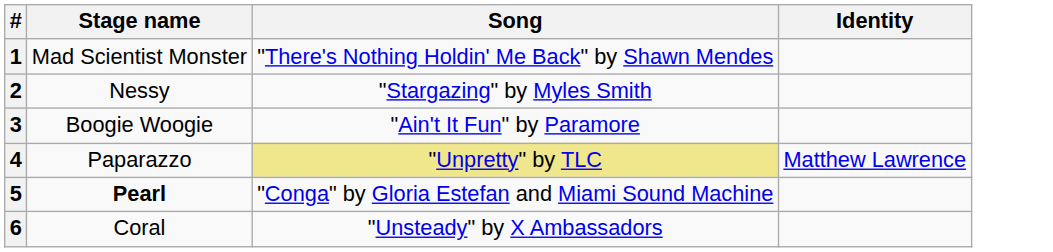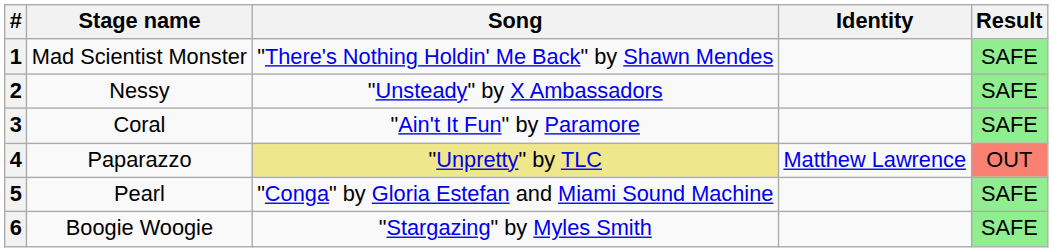+ column: (1009, 21)
(515, 90) "Stargazing" by Myles Smith -> (515, 90) "Unsteady" by X Ambassadors
(139, 125) Boogie Woogie -> (139, 125) Coral
(139, 194) bold -> (139, 194) normal
(139, 228) Coral -> (139, 228) Boogie Woogie
(515, 228) "Unsteady" by X Ambassadors -> (515, 228) "Stargazing" by Myles Smith
